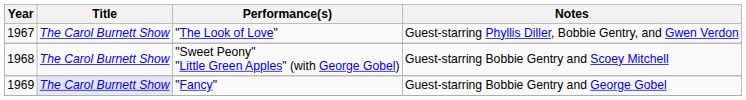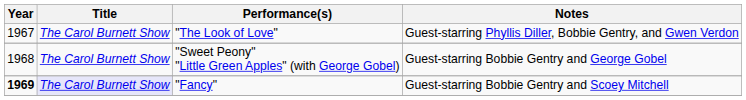(537, 59) Guest-starring Bobbie Gentry and Scoey Mitchell -> (536, 59) Guest-starring Bobbie Gentry and George Gobel
(21, 85) normal -> (21, 85) bold
(536, 85) Guest-starring Bobbie Gentry and George Gobel -> (537, 85) Guest-starring Bobbie Gentry and Scoey Mitchell
